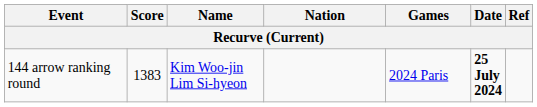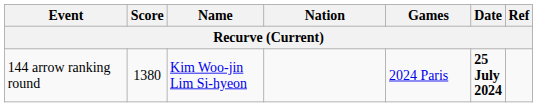(147, 75) 1383 -> (147, 75) 1380
